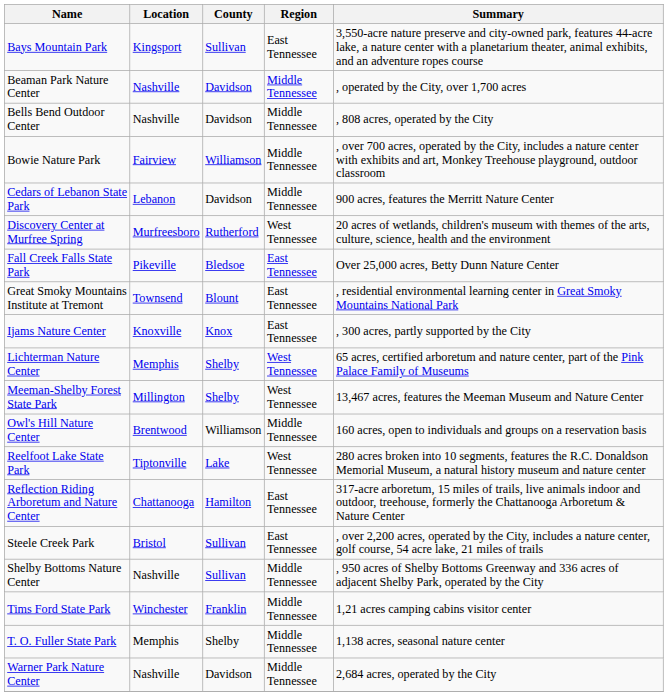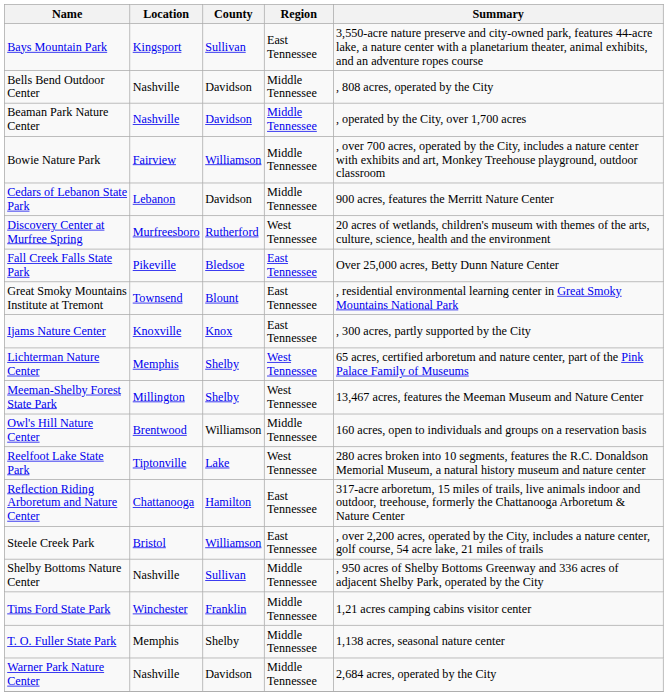rows swapped: (58, 86) <-> (56, 119)
(225, 542) Sullivan -> (233, 542) Williamson
